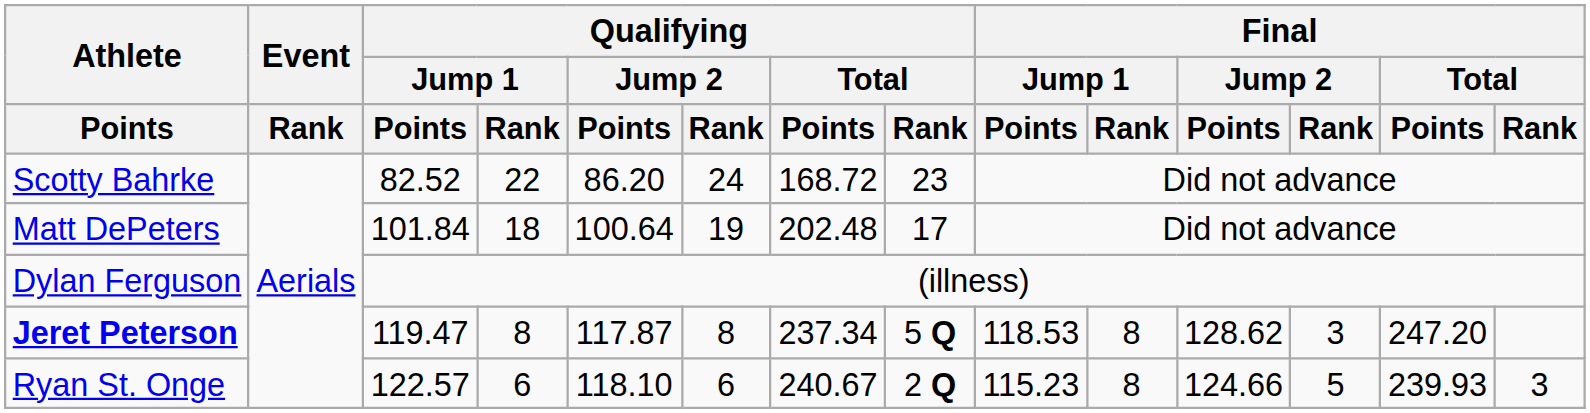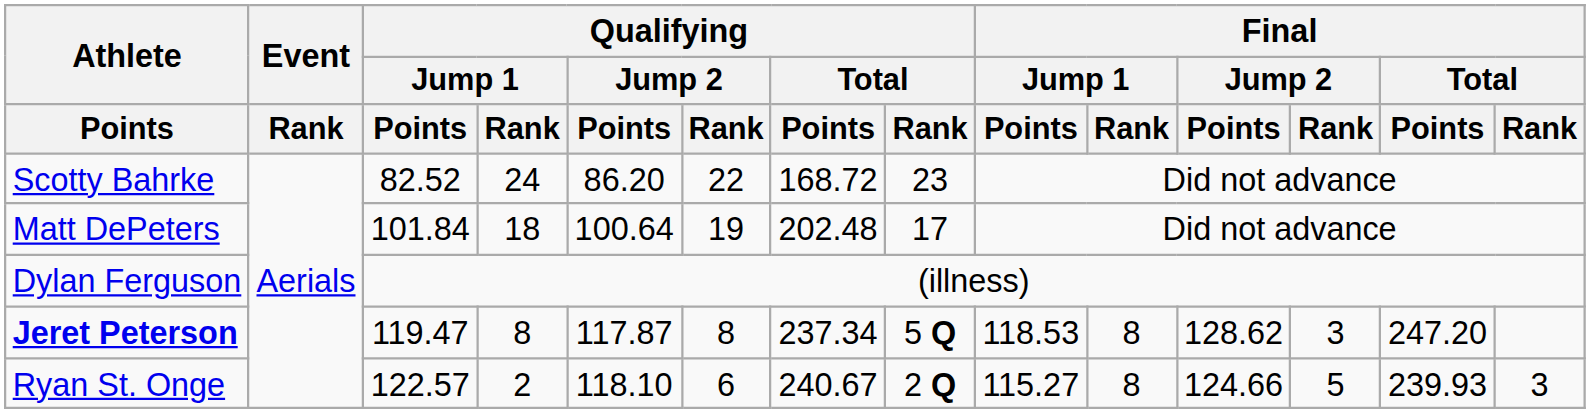(522, 179) 22 -> (522, 179) 24
(726, 179) 24 -> (726, 179) 22
(522, 384) 6 -> (522, 384) 2
(1031, 384) 115.23 -> (1031, 384) 115.27
